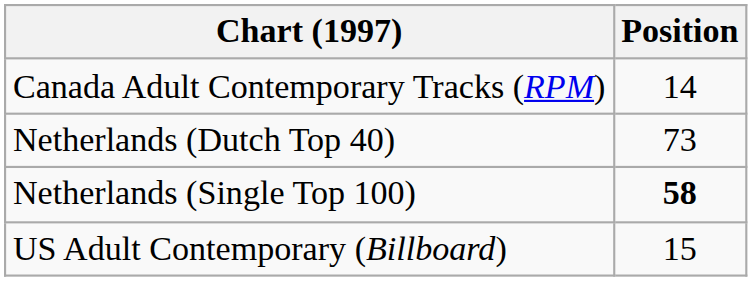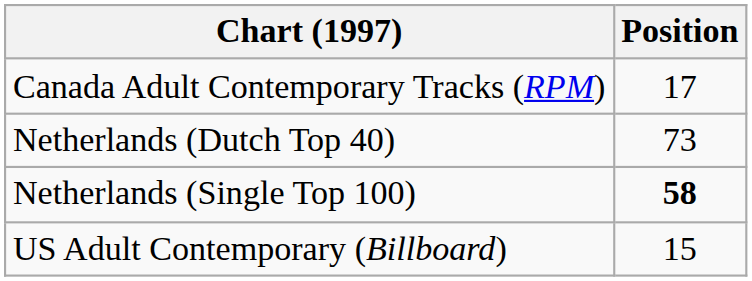(680, 85) 14 -> (680, 85) 17
